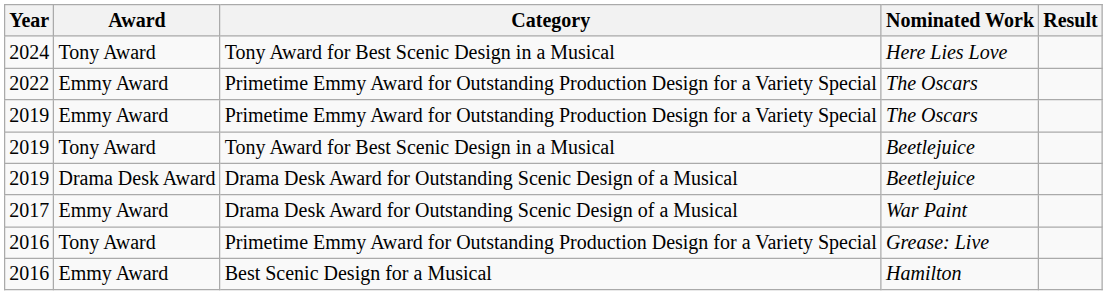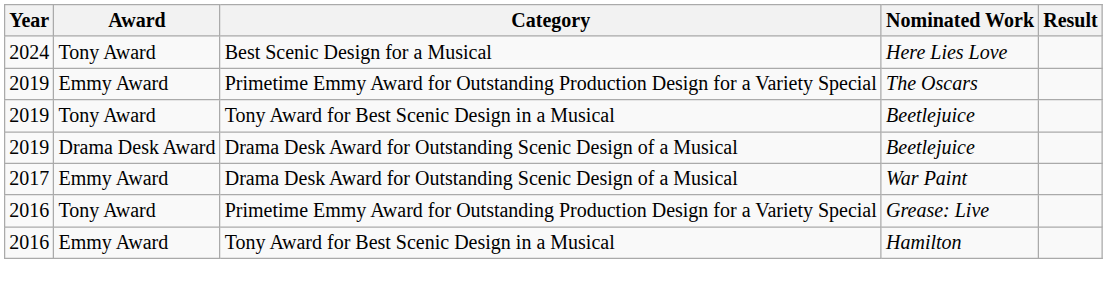(420, 52) Tony Award for Best Scenic Design in a Musical -> (358, 52) Best Scenic Design for a Musical
- row: (29, 83)
(358, 274) Best Scenic Design for a Musical -> (420, 242) Tony Award for Best Scenic Design in a Musical
